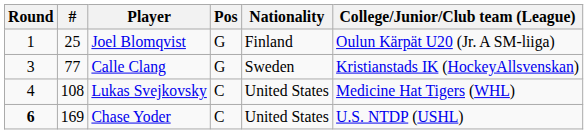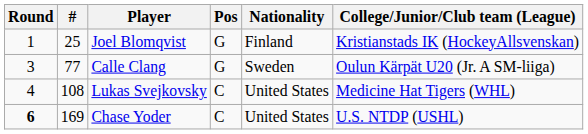(445, 41) Oulun Kärpät U20 (Jr. A SM-liiga) -> (458, 41) Kristianstads IK (HockeyAllsvenskan)
(458, 66) Kristianstads IK (HockeyAllsvenskan) -> (445, 66) Oulun Kärpät U20 (Jr. A SM-liiga)
